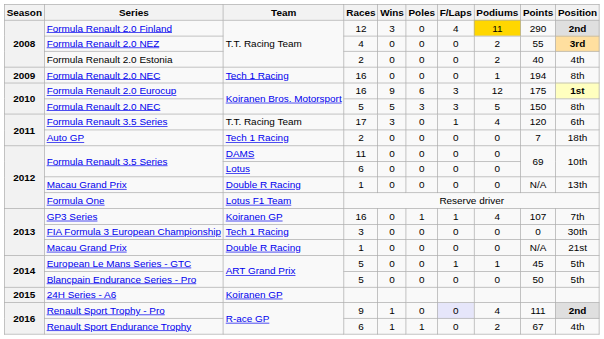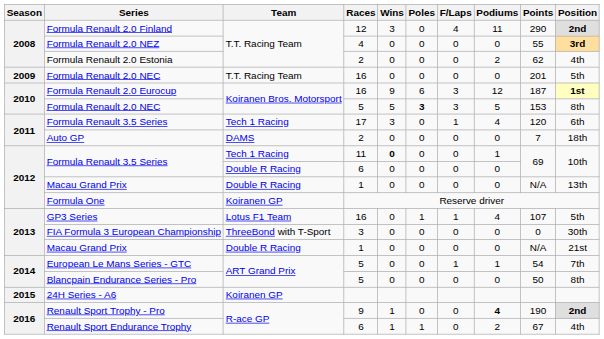(497, 28) gold background -> (497, 28) no background
(497, 44) 2 -> (497, 44) 0
(538, 60) 40 -> (538, 60) 62
(257, 75) Tech 1 Racing -> (264, 75) T.T. Racing Team
(497, 75) 1 -> (497, 75) 0
(538, 75) 194 -> (538, 75) 201
(578, 75) 8th -> (578, 75) 5th
(538, 91) 175 -> (538, 91) 187
(422, 107) normal -> (422, 107) bold
(538, 107) 150 -> (538, 107) 153
(264, 122) T.T. Racing Team -> (257, 122) Tech 1 Racing
(257, 138) Tech 1 Racing -> (240, 138) DAMS
(240, 154) DAMS -> (257, 154) Tech 1 Racing
(392, 154) normal -> (392, 154) bold
(497, 154) 0 -> (497, 154) 1
(238, 170) Lotus -> (263, 170) Double R Racing
(258, 201) Lotus F1 Team -> (254, 201) Koiranen GP
(254, 217) Koiranen GP -> (258, 217) Lotus F1 Team
(578, 217) 7th -> (578, 217) 5th
(257, 232) Tech 1 Racing -> (278, 232) ThreeBond with T-Sport
(538, 264) 45 -> (538, 264) 54
(578, 264) 5th -> (578, 264) 7th
(578, 279) 5th -> (578, 279) 8th
(456, 311) lavender background -> (456, 311) no background
(497, 311) normal -> (497, 311) bold
(538, 311) 111 -> (538, 311) 190
